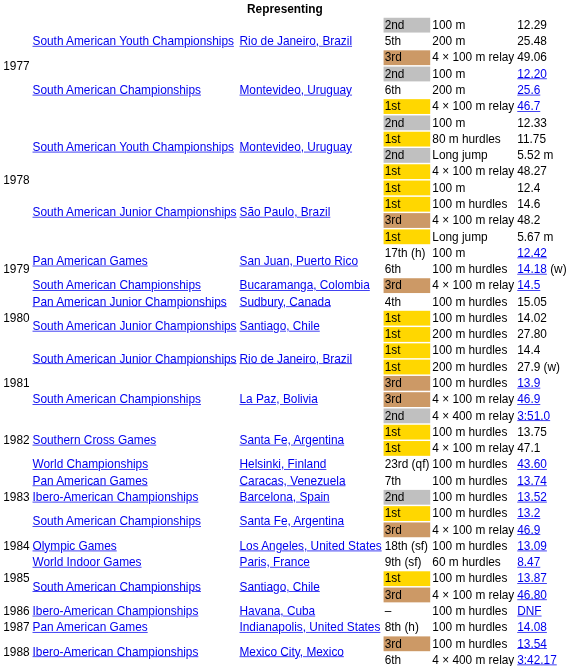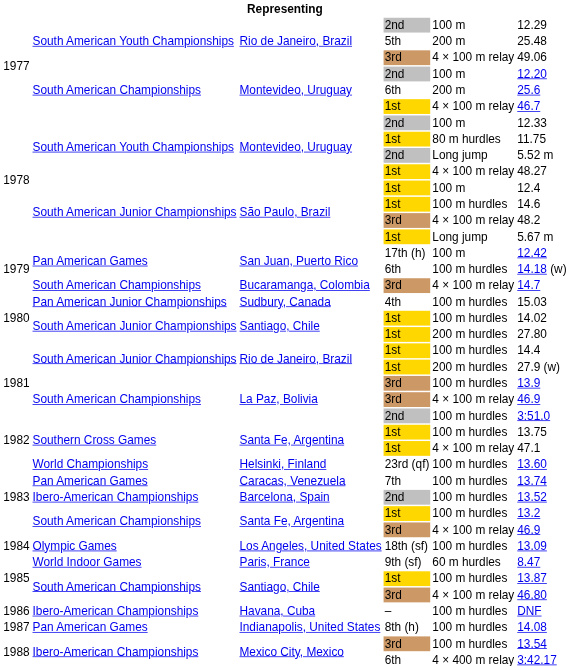(529, 285) 14.5 -> (529, 285) 14.7
(532, 302) 15.05 -> (532, 302) 15.03
(473, 416) 4 × 400 m relay -> (470, 416) 100 m hurdles
(532, 464) 43.60 -> (532, 464) 13.60
